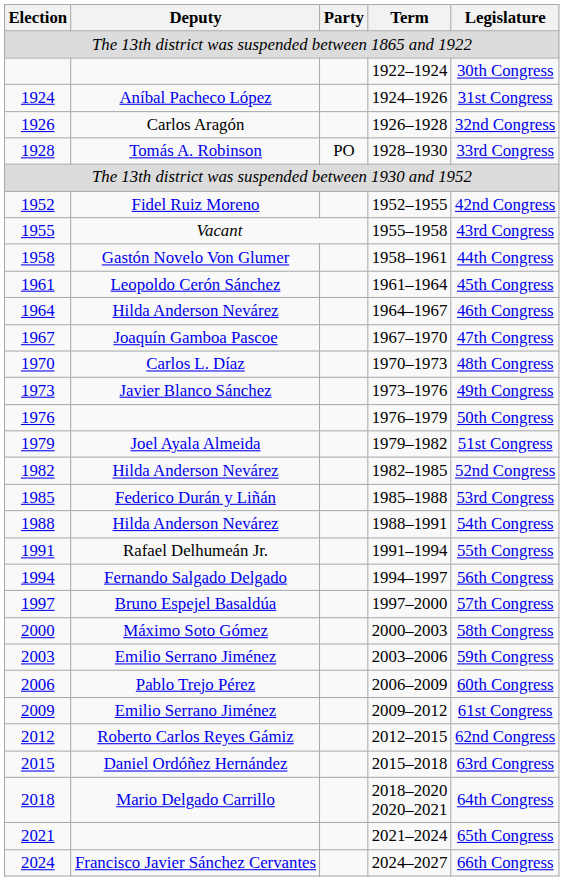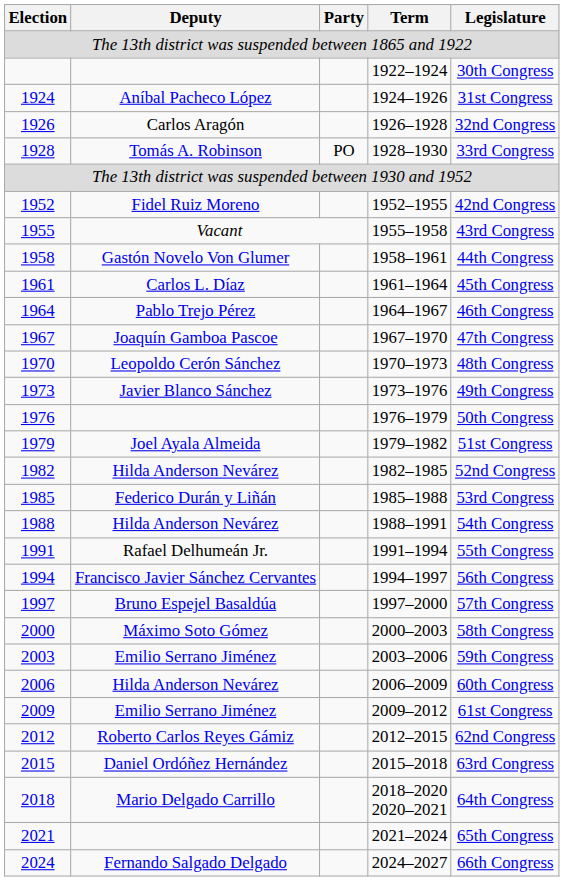(196, 284) Leopoldo Cerón Sánchez -> (196, 284) Carlos L. Díaz
(196, 310) Hilda Anderson Nevárez -> (196, 310) Pablo Trejo Pérez
(196, 364) Carlos L. Díaz -> (196, 364) Leopoldo Cerón Sánchez
(196, 577) Fernando Salgado Delgado -> (196, 577) Francisco Javier Sánchez Cervantes
(196, 683) Pablo Trejo Pérez -> (196, 683) Hilda Anderson Nevárez
(196, 862) Francisco Javier Sánchez Cervantes -> (196, 862) Fernando Salgado Delgado
